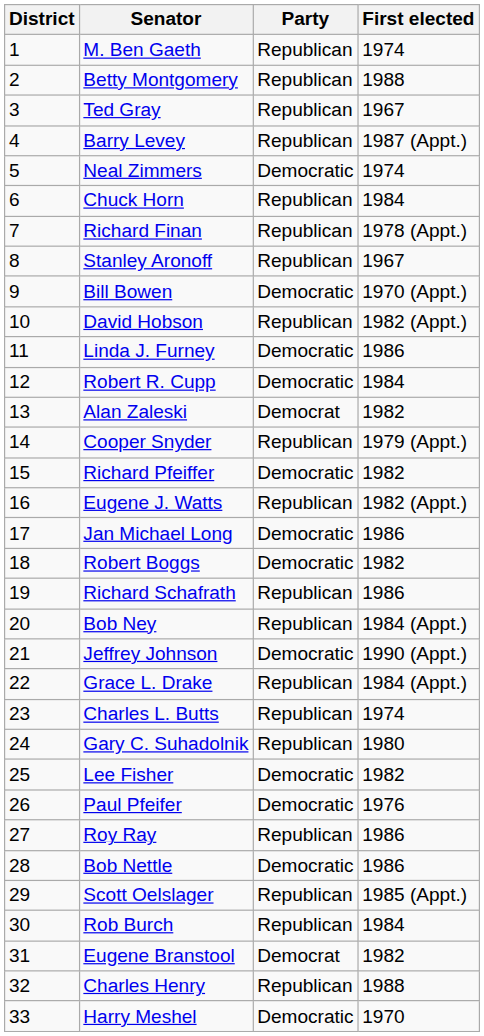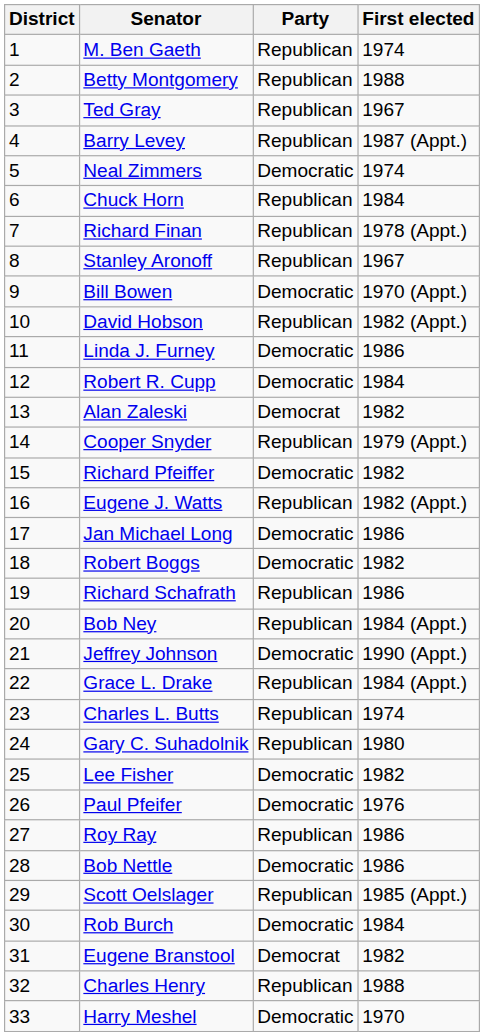(305, 925) Republican -> (305, 925) Democratic
